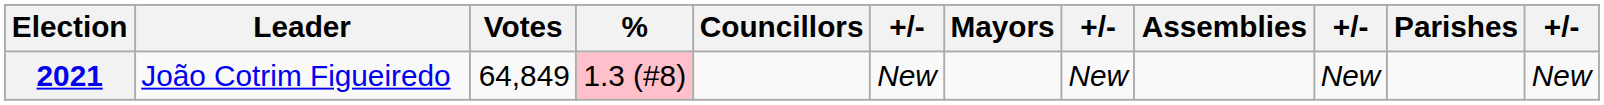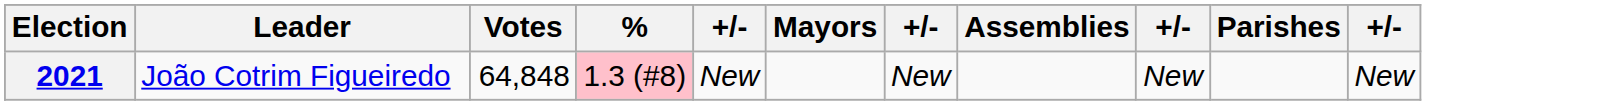- column: (782, 28)
(524, 75) 64,849 -> (524, 75) 64,848
